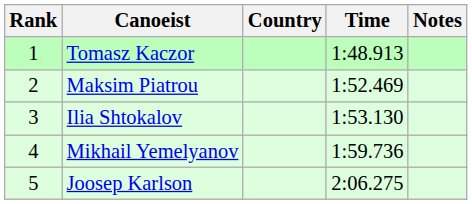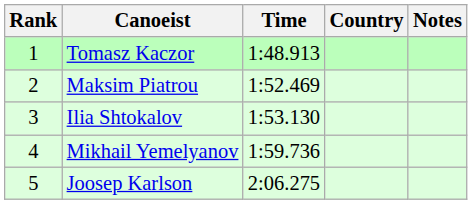columns swapped: (285, 20) <-> (367, 20)
